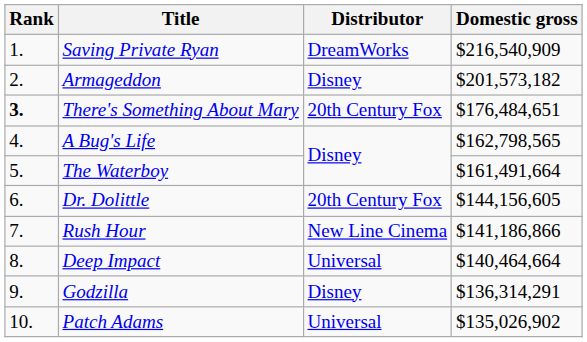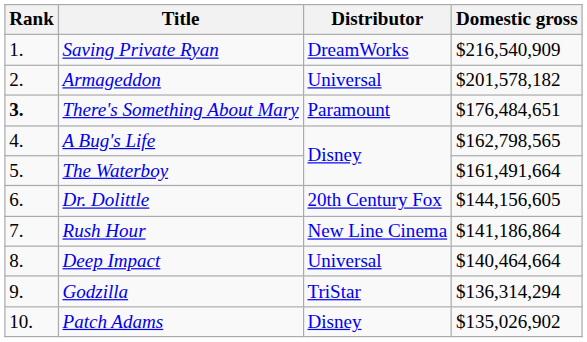(334, 79) Disney -> (345, 79) Universal
(508, 79) $201,573,182 -> (508, 79) $201,578,182
(375, 110) 20th Century Fox -> (349, 110) Paramount
(508, 230) $141,186,866 -> (508, 230) $141,186,864
(334, 291) Disney -> (334, 291) TriStar
(508, 291) $136,314,291 -> (508, 291) $136,314,294
(345, 321) Universal -> (334, 321) Disney
